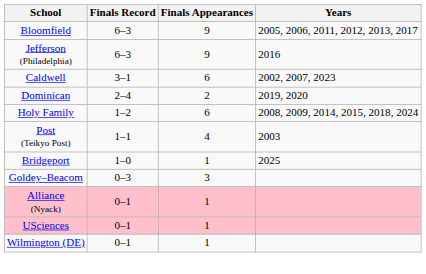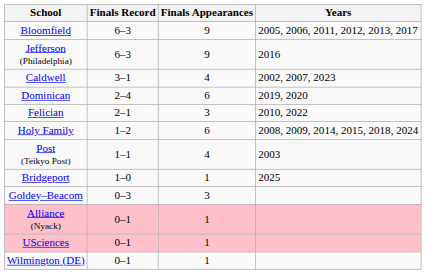(207, 78) 6 -> (207, 78) 4
(207, 95) 2 -> (207, 95) 6
+ row: (46, 113)
